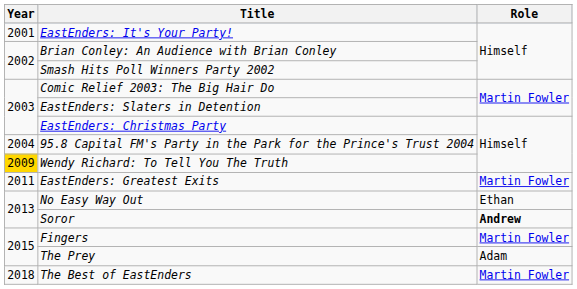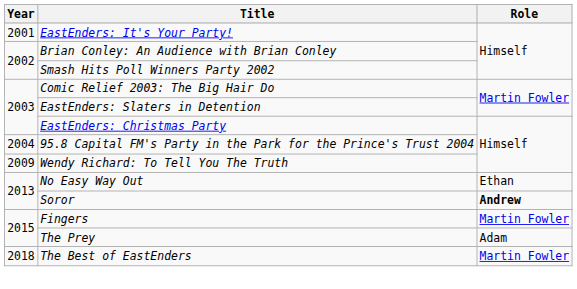(21, 163) gold background -> (21, 163) no background
- row: (130, 182)
